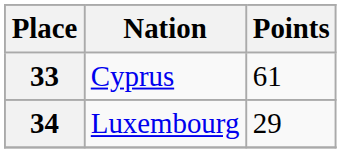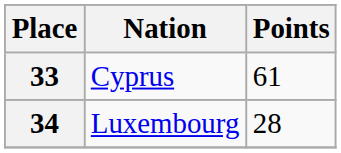(267, 123) 29 -> (267, 123) 28
